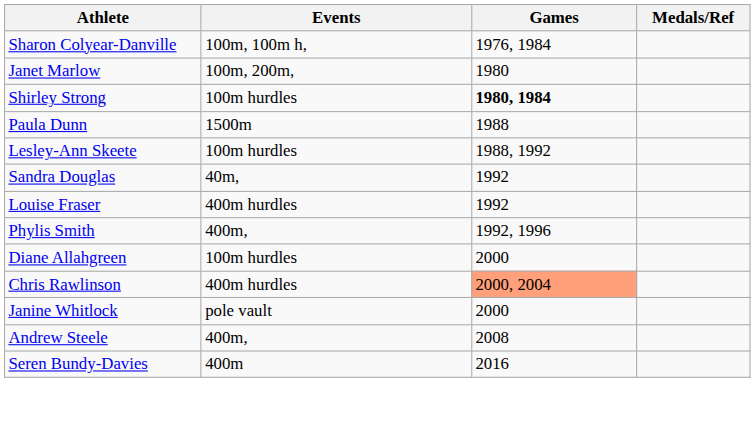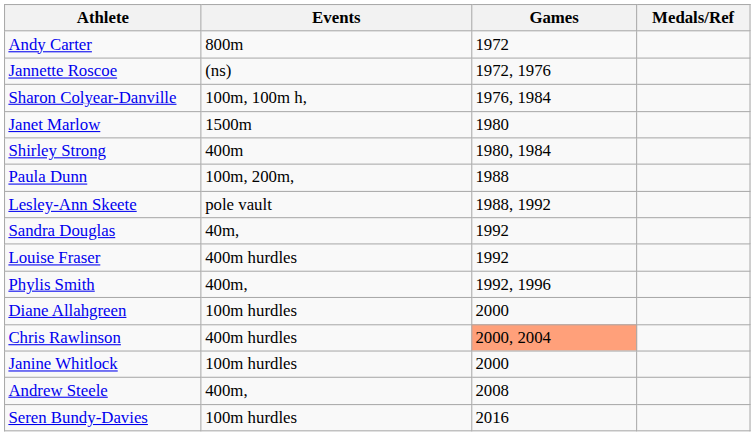+ row: (50, 44)
+ row: (63, 71)
(250, 71) 100m, 200m, -> (228, 124) 1500m
(251, 97) 100m hurdles -> (224, 151) 400m
(513, 97) bold -> (513, 151) normal
(228, 124) 1500m -> (250, 177) 100m, 200m,
(251, 151) 100m hurdles -> (239, 204) pole vault
(239, 310) pole vault -> (251, 364) 100m hurdles
(224, 364) 400m -> (251, 417) 100m hurdles
